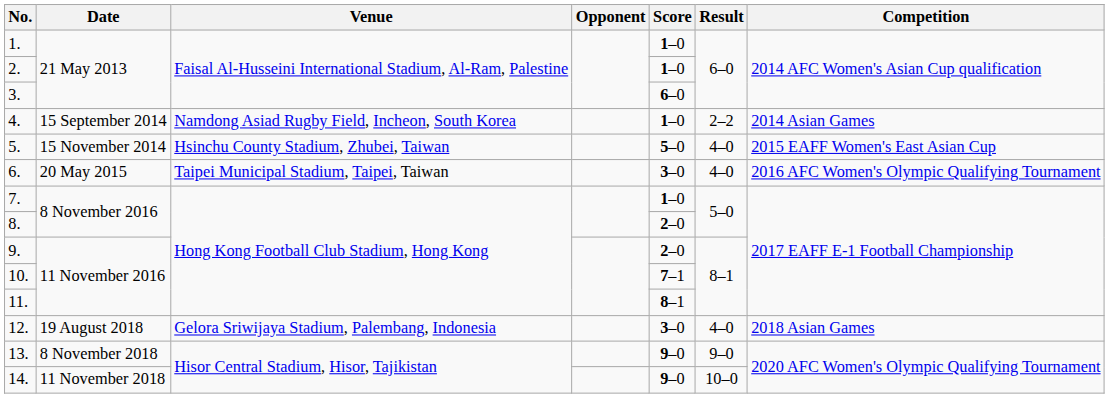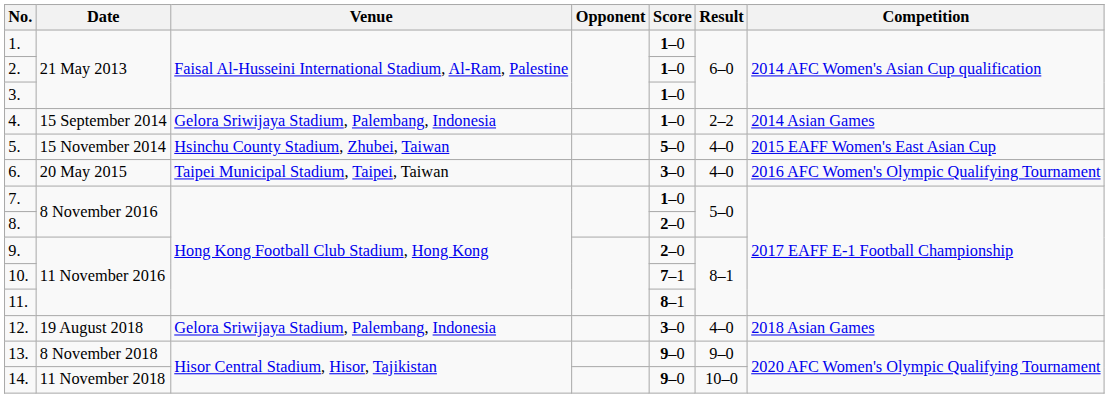(672, 95) 6–0 -> (672, 95) 1–0
(345, 120) Namdong Asiad Rugby Field, Incheon, South Korea -> (335, 120) Gelora Sriwijaya Stadium, Palembang, Indonesia
